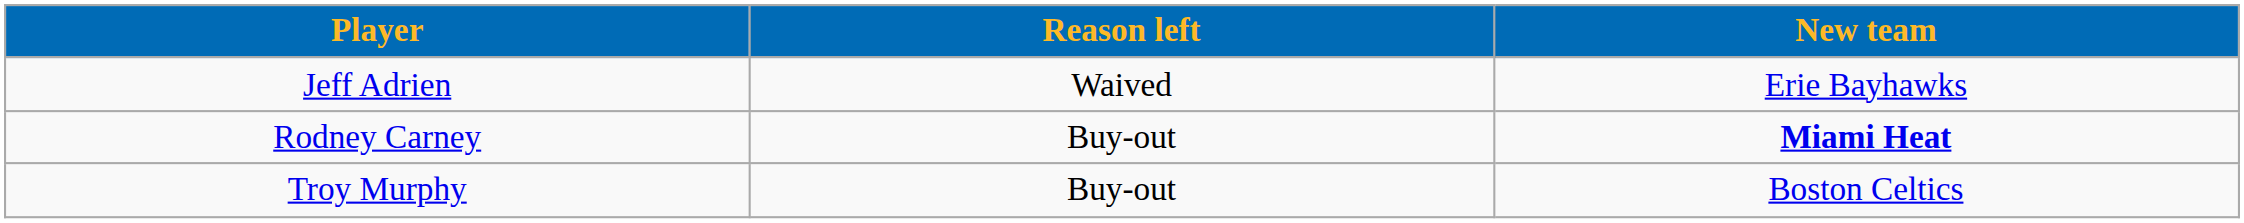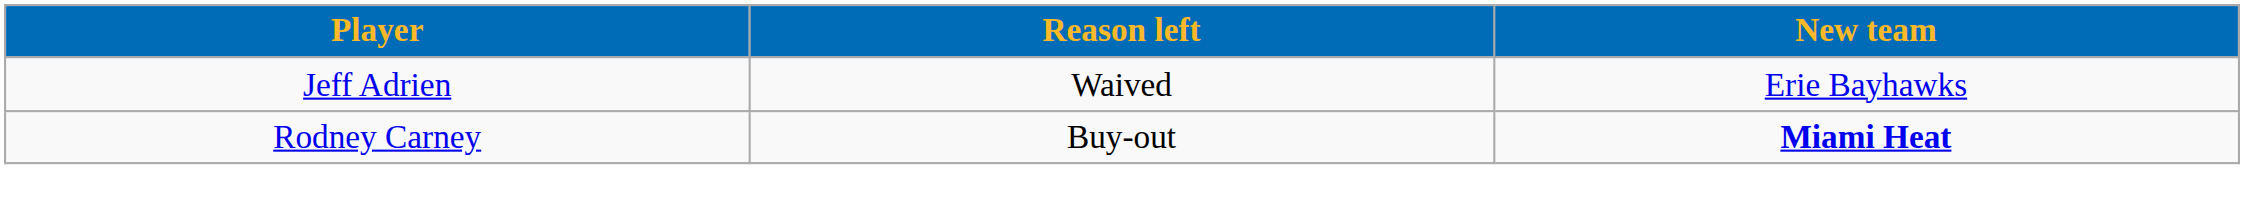- row: (377, 189)
